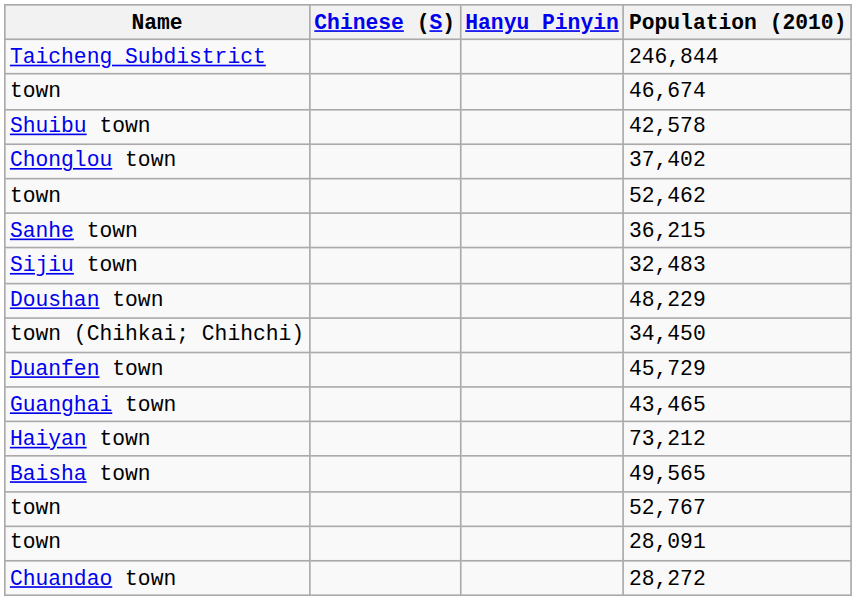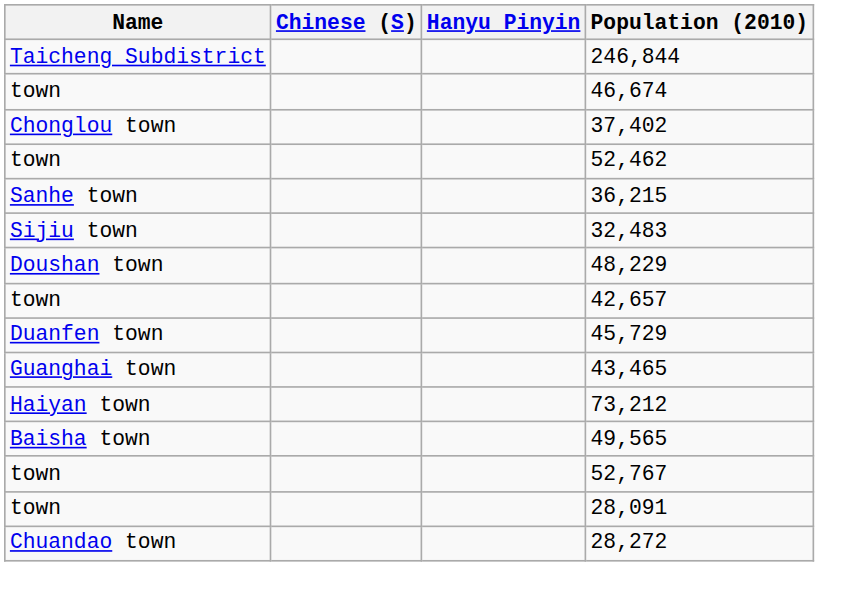- row: (667, 126)
+ row: (629, 300)
- row: (667, 335)
